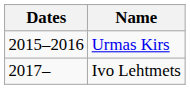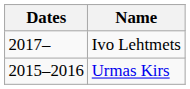rows swapped: (131, 44) <-> (136, 71)
